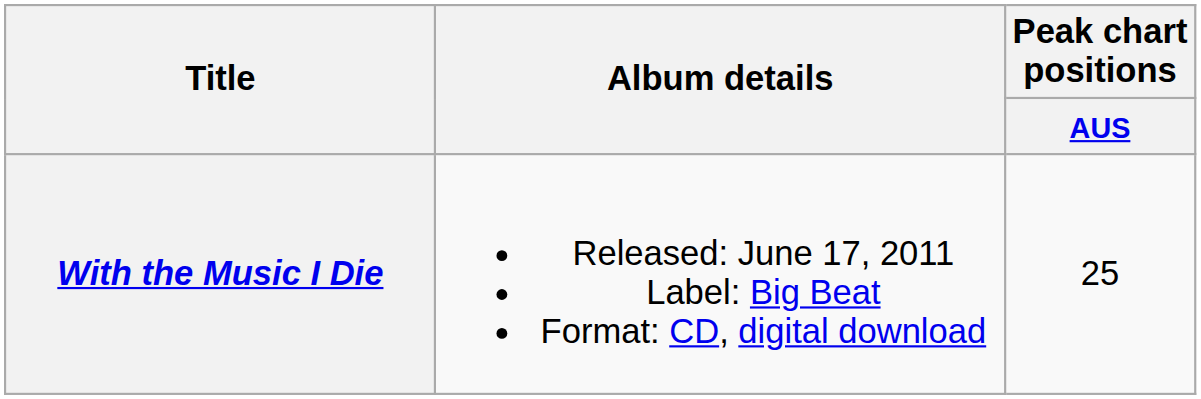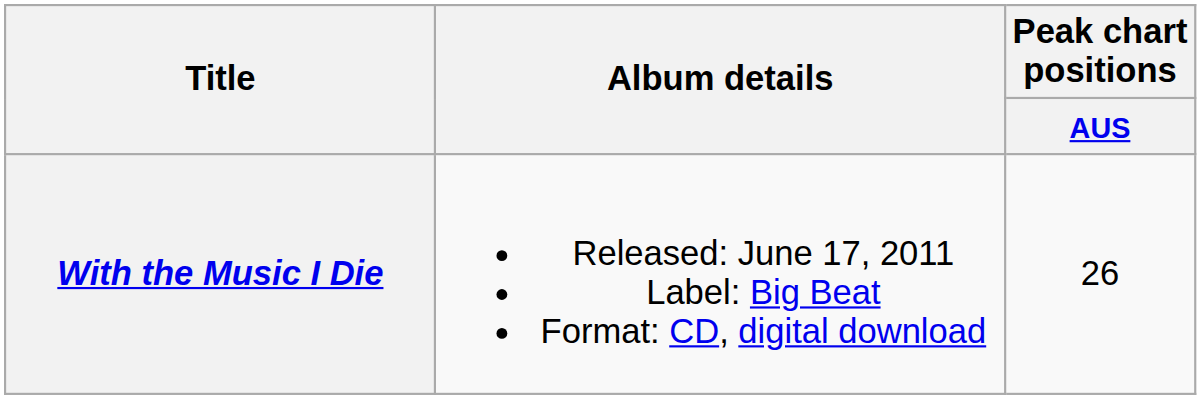(1100, 273) 25 -> (1100, 273) 26
